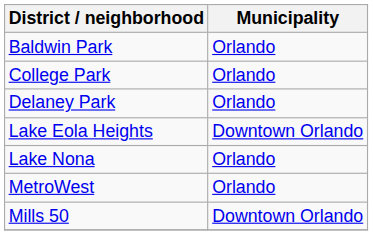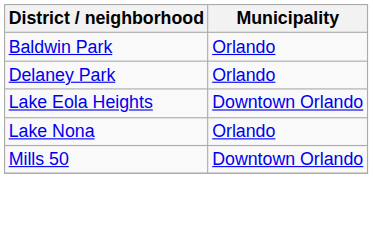- row: (59, 74)
- row: (51, 187)
